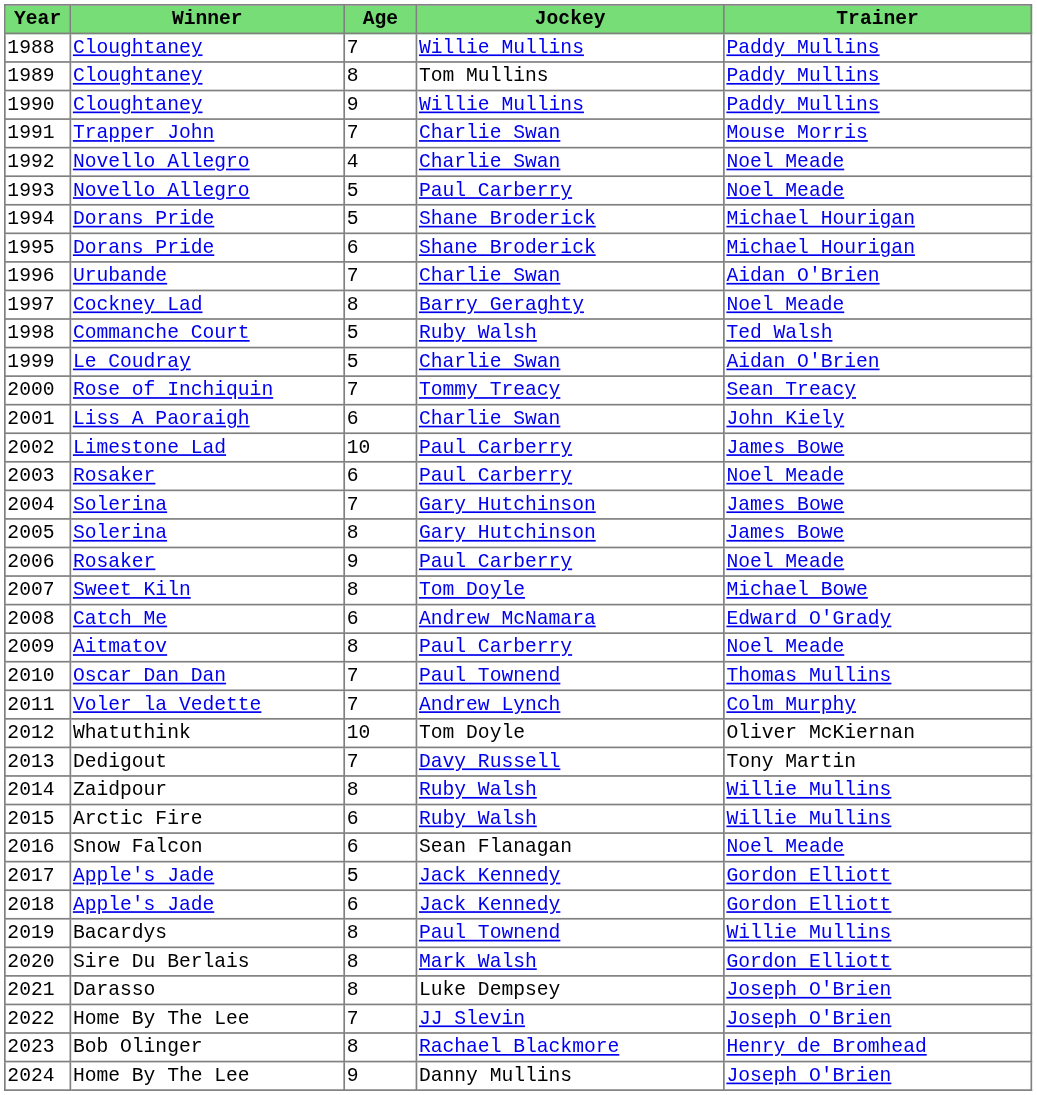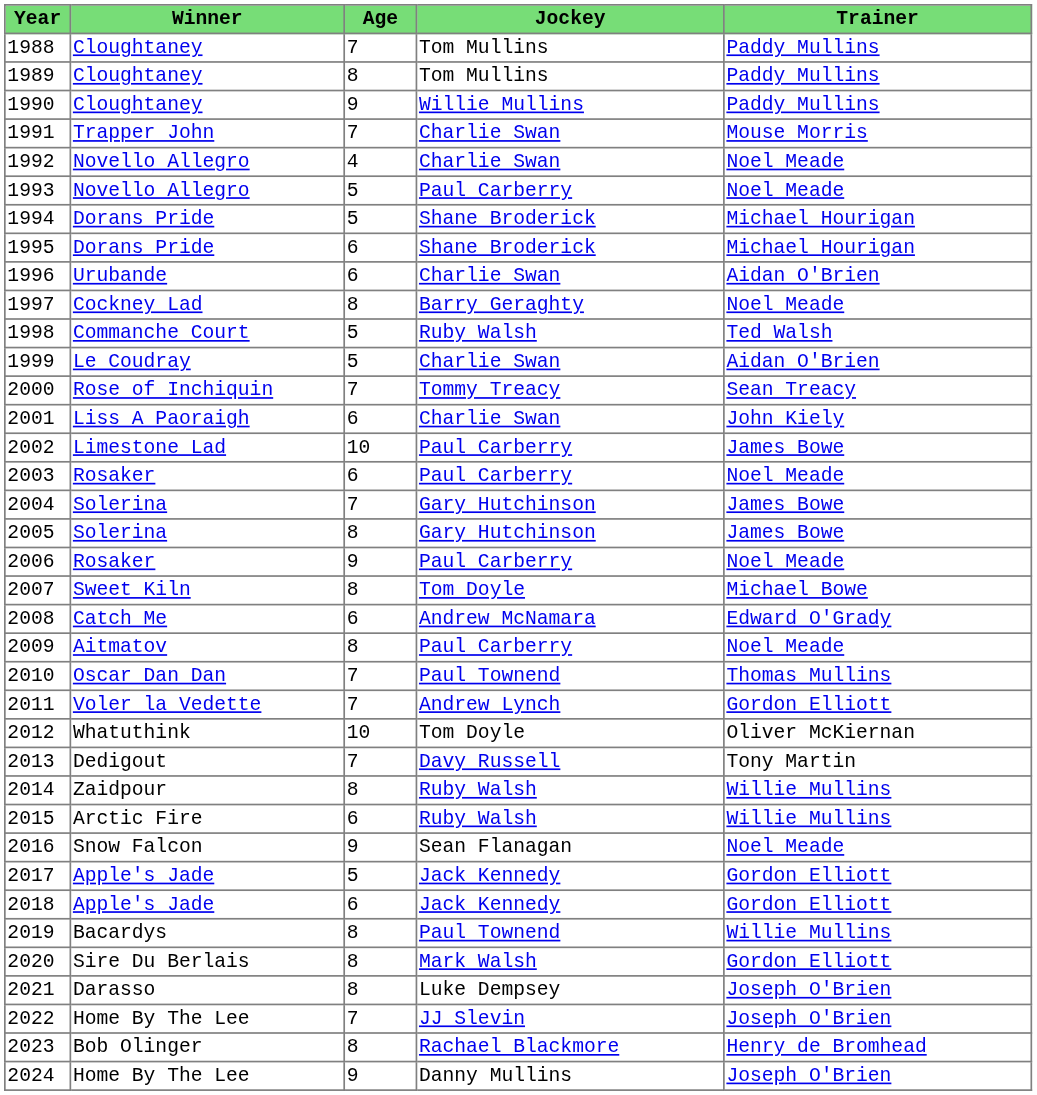(501, 48) Willie Mullins -> (484, 48) Tom Mullins
(353, 276) 7 -> (353, 276) 6
(791, 705) Colm Murphy -> (809, 705) Gordon Elliott
(353, 847) 6 -> (353, 847) 9
